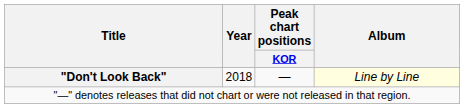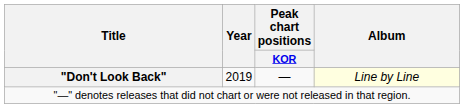(239, 77) 2018 -> (239, 77) 2019
